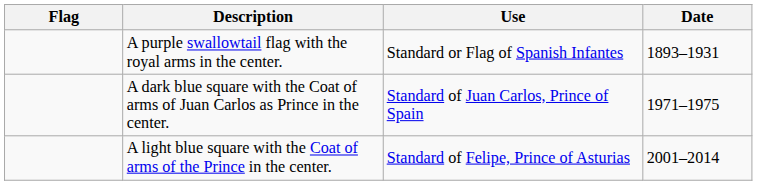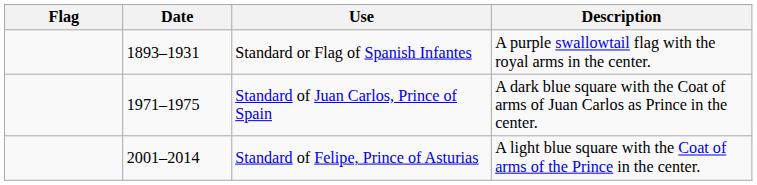columns swapped: (697, 17) <-> (253, 17)
